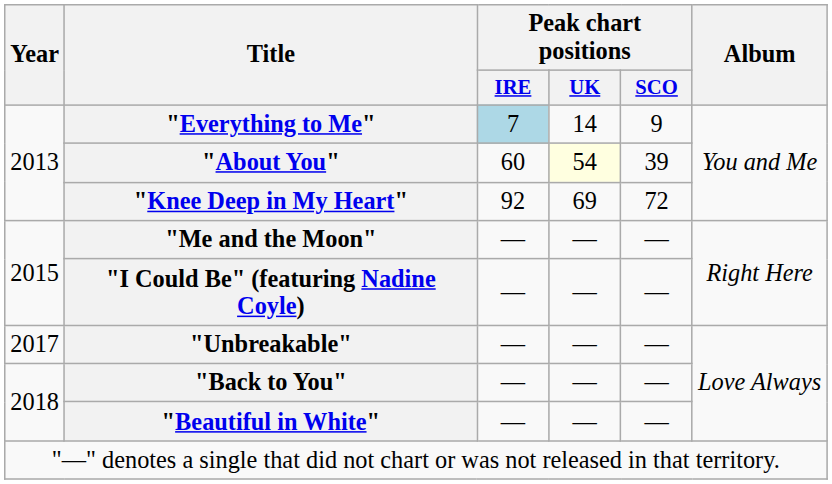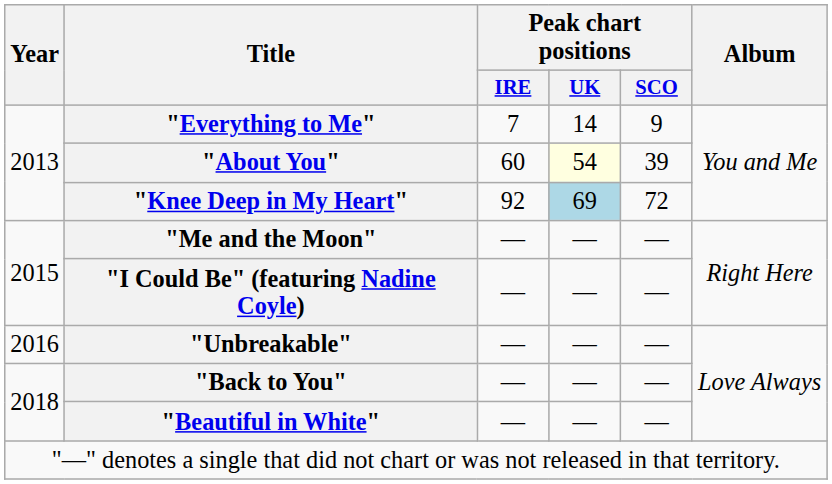(513, 123) lightblue background -> (513, 123) no background
(585, 200) no background -> (585, 200) lightblue background
(35, 344) 2017 -> (35, 344) 2016
